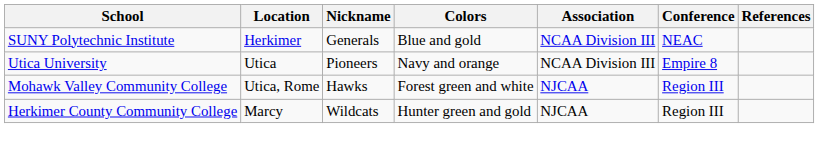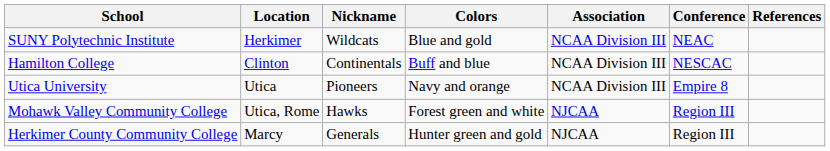(353, 39) Generals -> (352, 39) Wildcats
+ row: (61, 63)
(352, 110) Wildcats -> (353, 134) Generals
